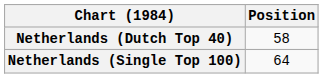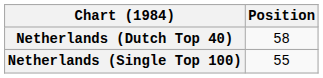(282, 61) 64 -> (282, 61) 55
